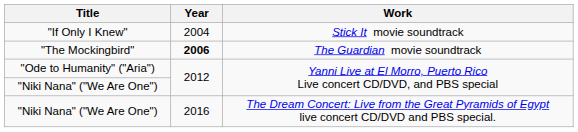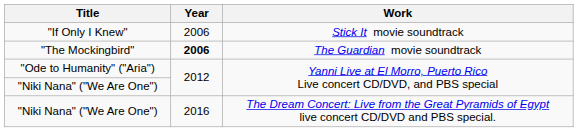(197, 31) 2004 -> (197, 31) 2006
